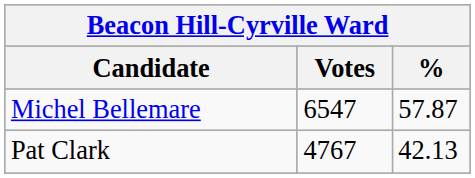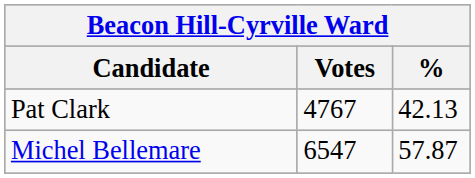rows swapped: (106, 109) <-> (60, 151)
